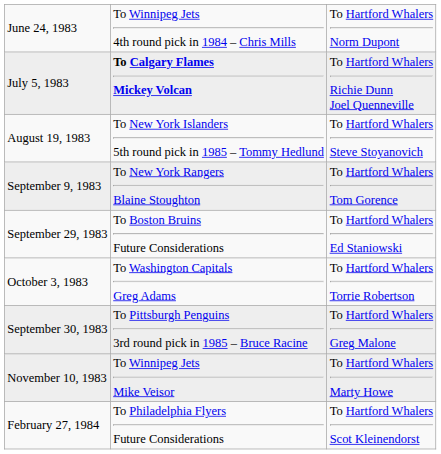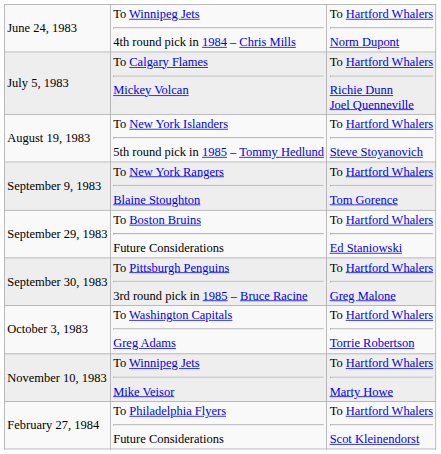(219, 76) bold -> (219, 76) normal
rows swapped: (57, 329) <-> (48, 281)
